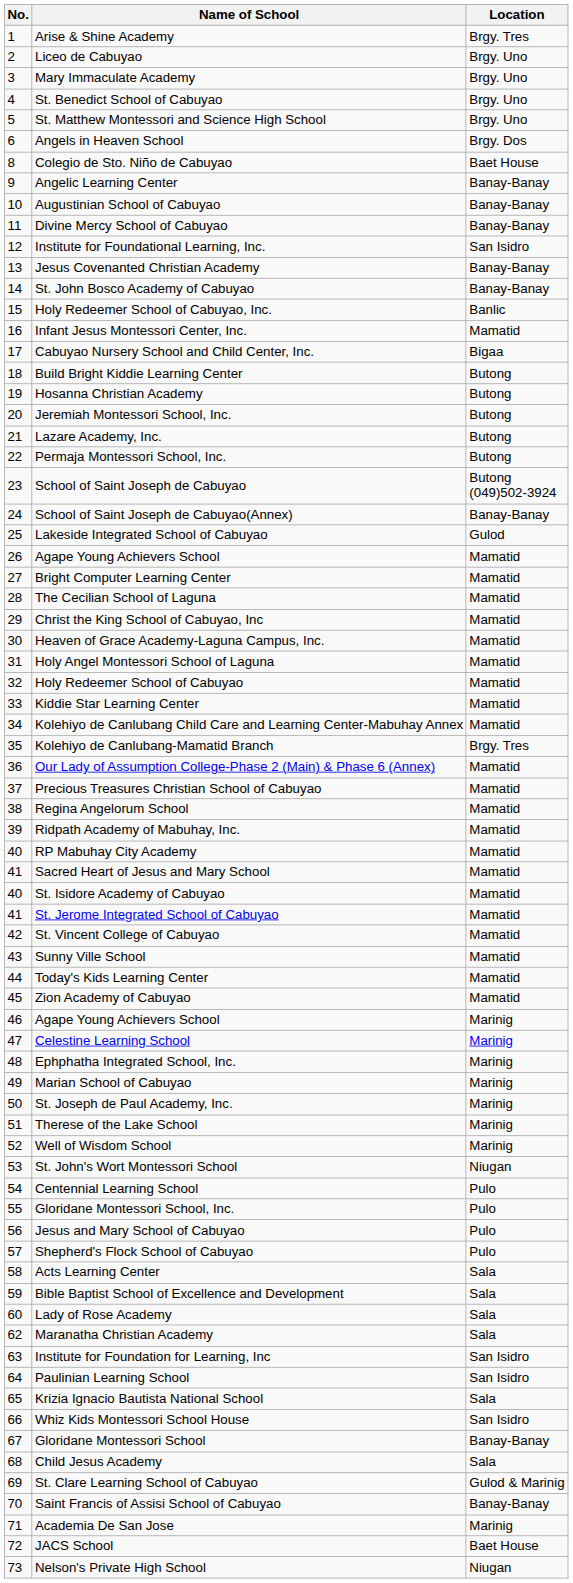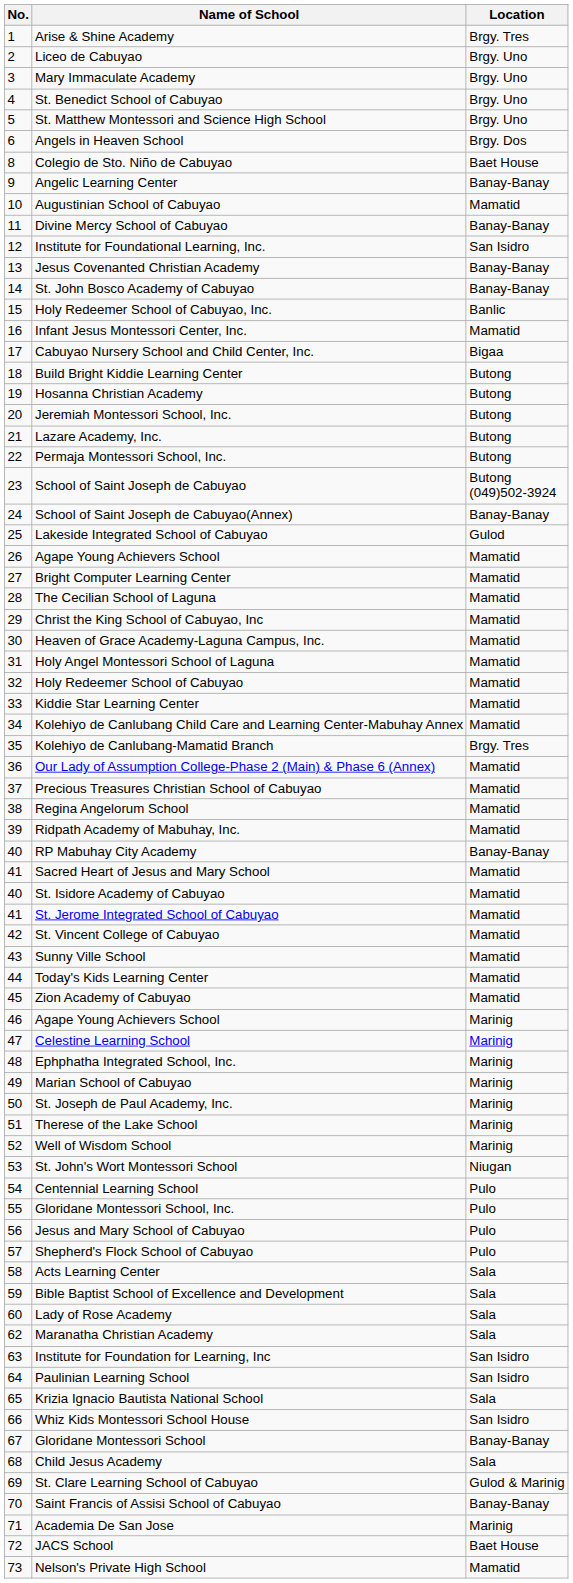(509, 204) Banay-Banay -> (495, 204) Mamatid
(495, 851) Mamatid -> (509, 851) Banay-Banay
(490, 1567) Niugan -> (495, 1567) Mamatid
